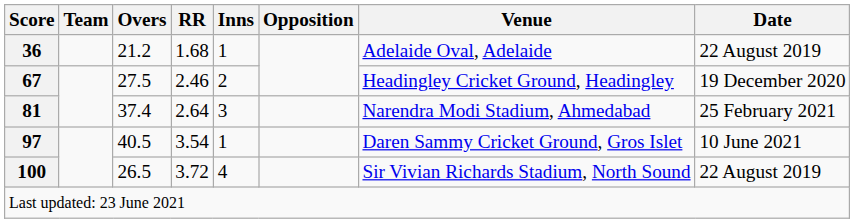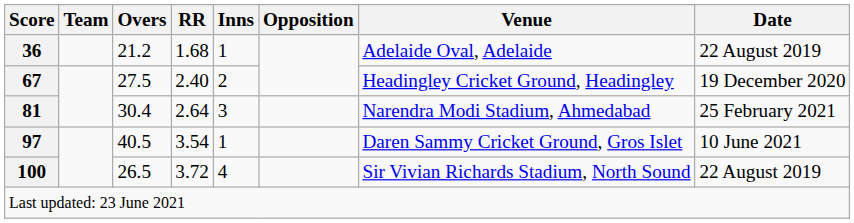(192, 80) 2.46 -> (192, 80) 2.40
(134, 111) 37.4 -> (134, 111) 30.4
